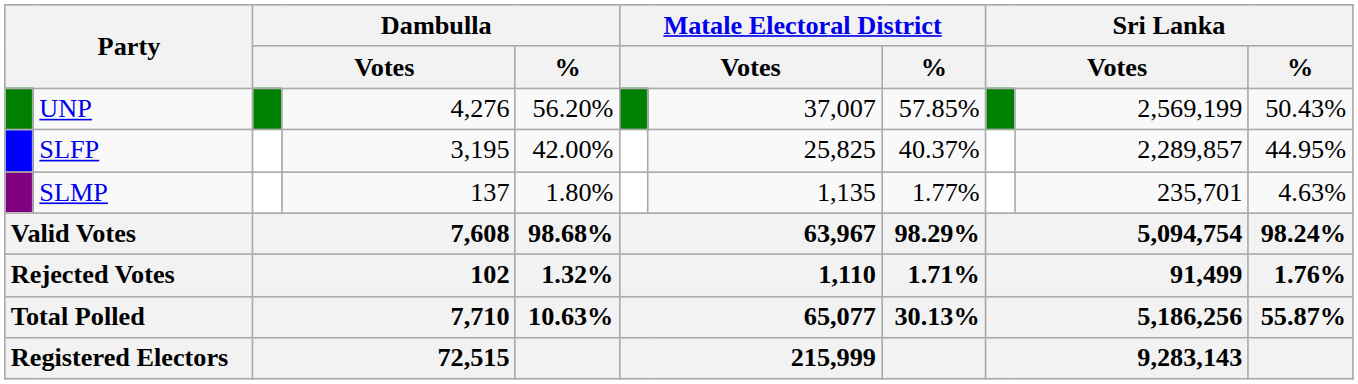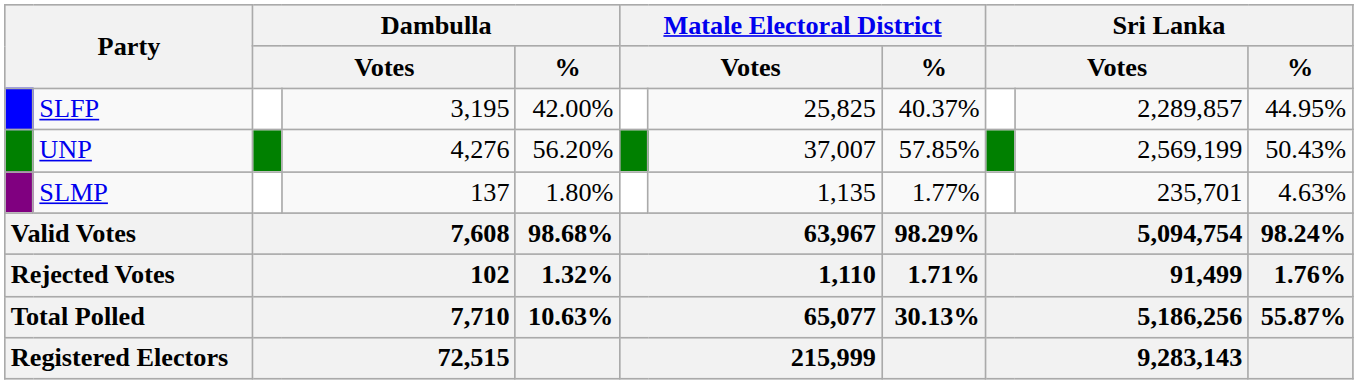rows swapped: (66, 108) <-> (69, 150)
